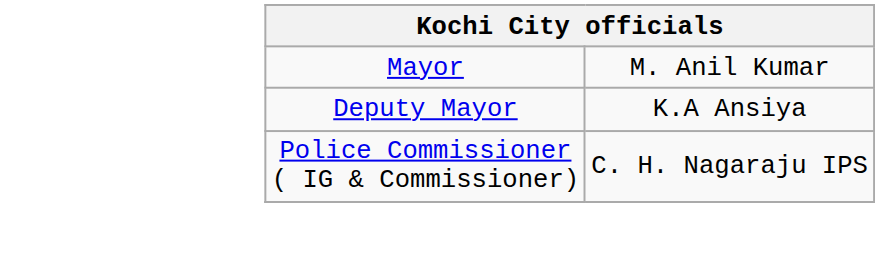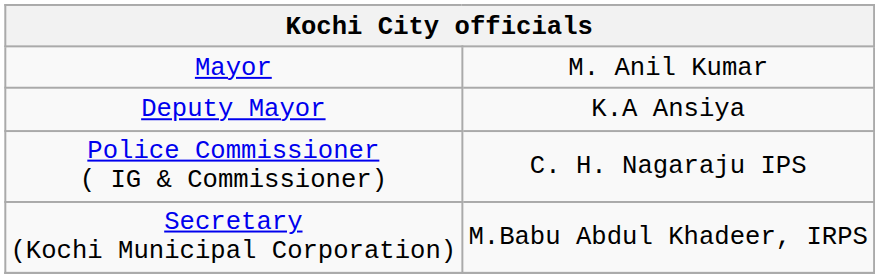+ row: (233, 237)
